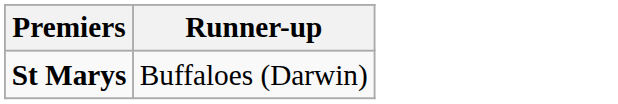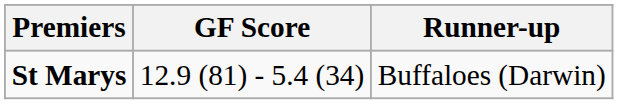+ column: (252, 27)
